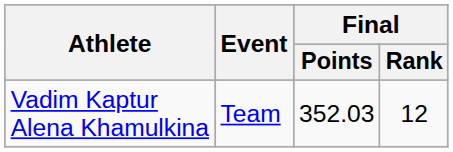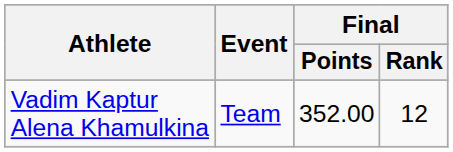(337, 114) 352.03 -> (337, 114) 352.00
